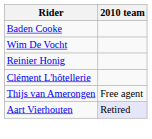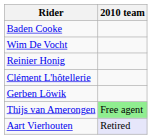+ row: (36, 93)
(122, 93) no background -> (122, 110) lightgreen background
